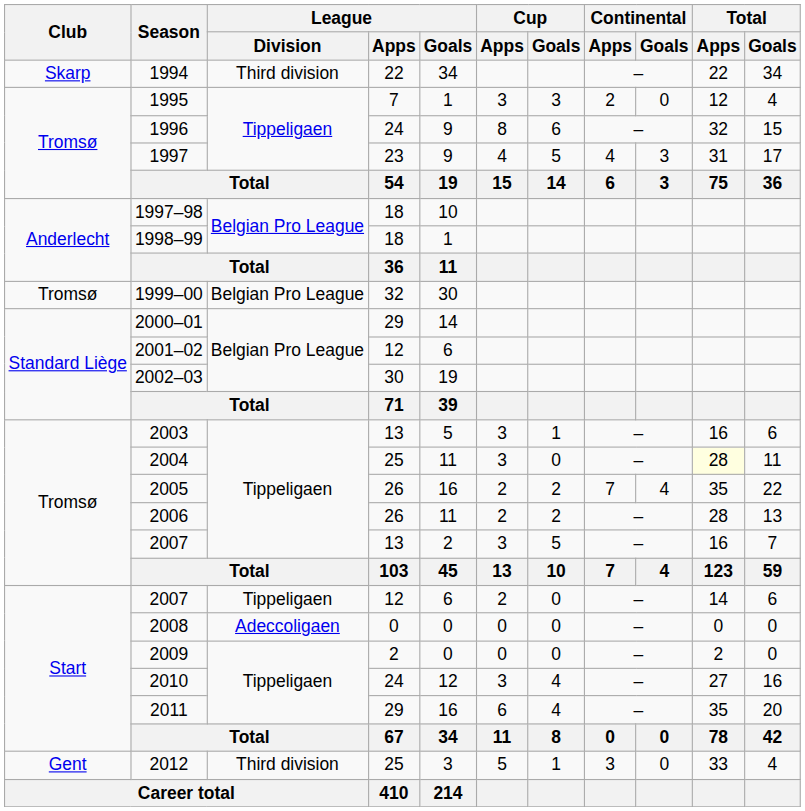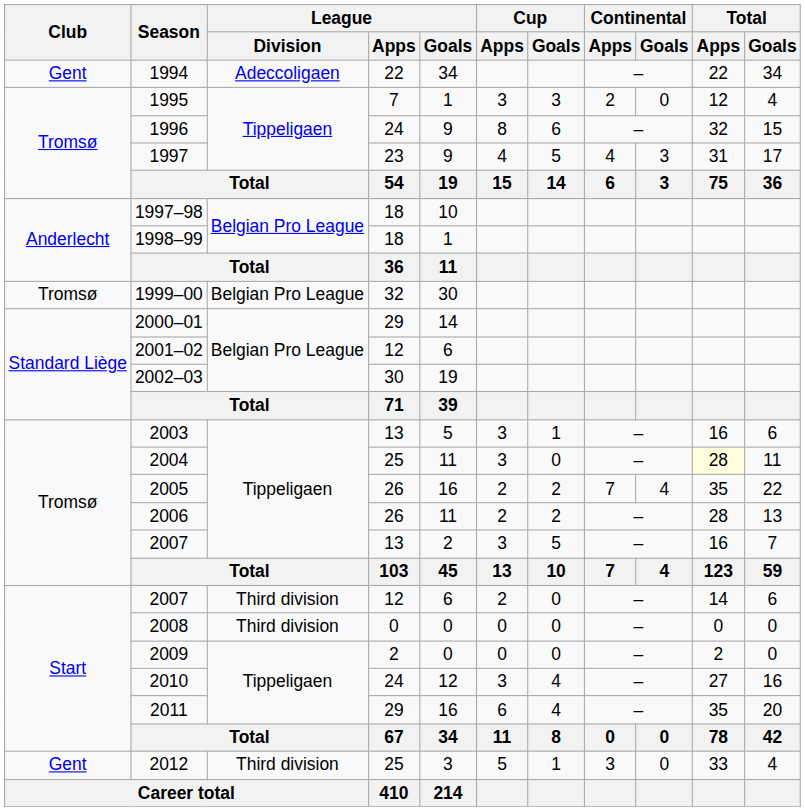(68, 73) Skarp -> (68, 73) Gent
(287, 73) Third division -> (287, 73) Adeccoligaen
(287, 599) Tippeligaen -> (287, 599) Third division
(287, 626) Adeccoligaen -> (287, 626) Third division
